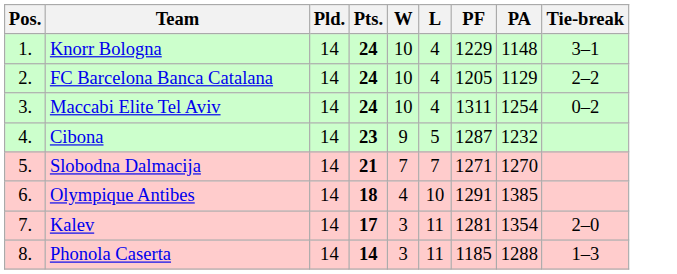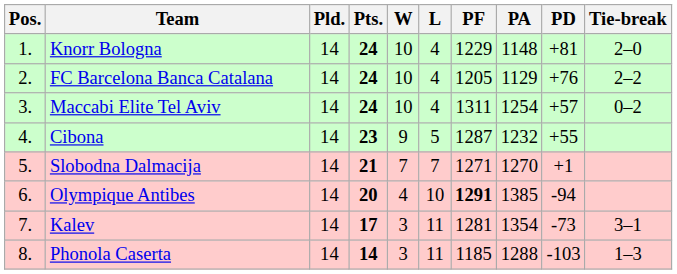+ column: (563, 19)
(585, 48) 3–1 -> (628, 48) 2–0
(368, 195) 18 -> (368, 195) 20
(474, 195) normal -> (474, 195) bold
(585, 225) 2–0 -> (628, 225) 3–1
